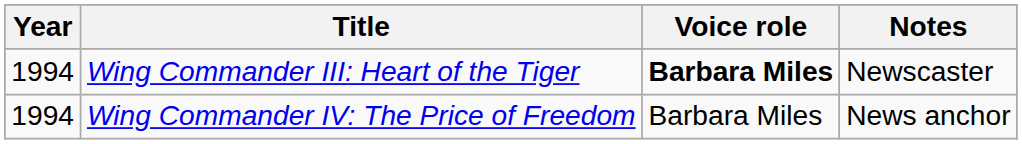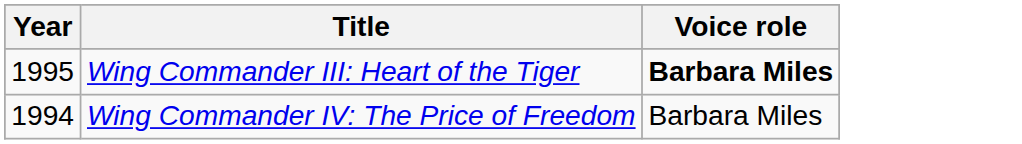- column: (928, 26)
(43, 71) 1994 -> (43, 71) 1995
